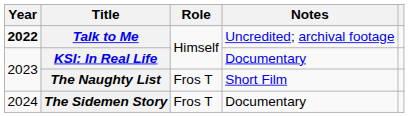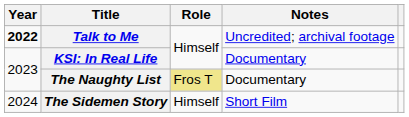(193, 79) no background -> (193, 79) khaki background
(256, 79) Short Film -> (266, 79) Documentary
(193, 101) Fros T -> (196, 101) Himself
(266, 101) Documentary -> (256, 101) Short Film
